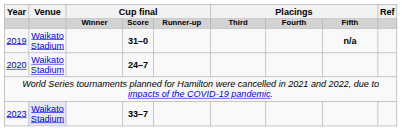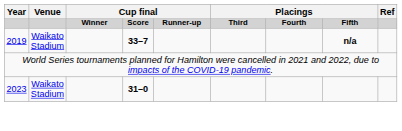(138, 41) 31–0 -> (138, 41) 33–7
- row: (17, 65)
(47, 114) lavender background -> (47, 90) no background
(138, 114) 33–7 -> (138, 90) 31–0
